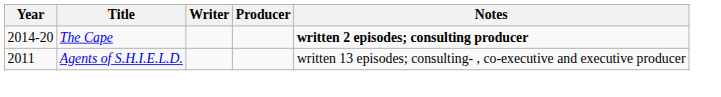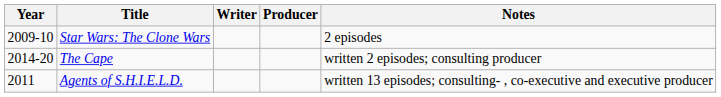+ row: (135, 37)
(413, 37) bold -> (433, 59) normal
